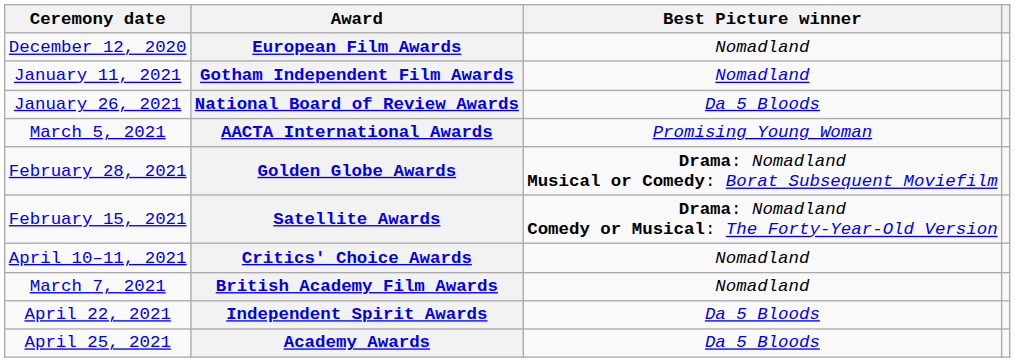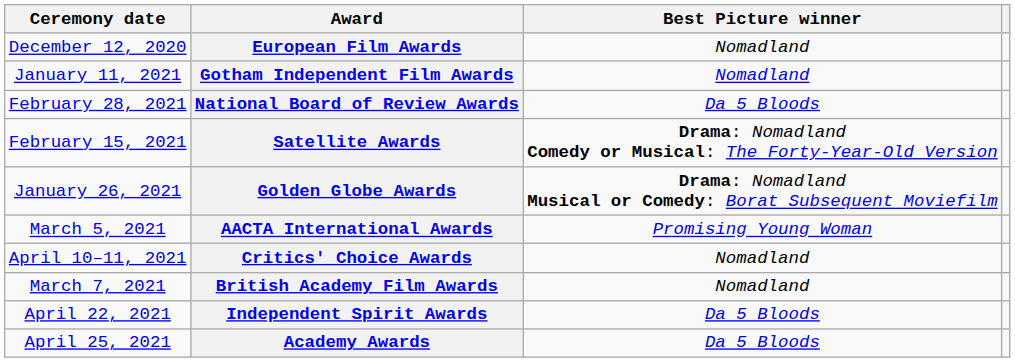(98, 104) January 26, 2021 -> (98, 104) February 28, 2021
rows swapped: (357, 219) <-> (357, 132)
(98, 171) February 28, 2021 -> (98, 191) January 26, 2021
